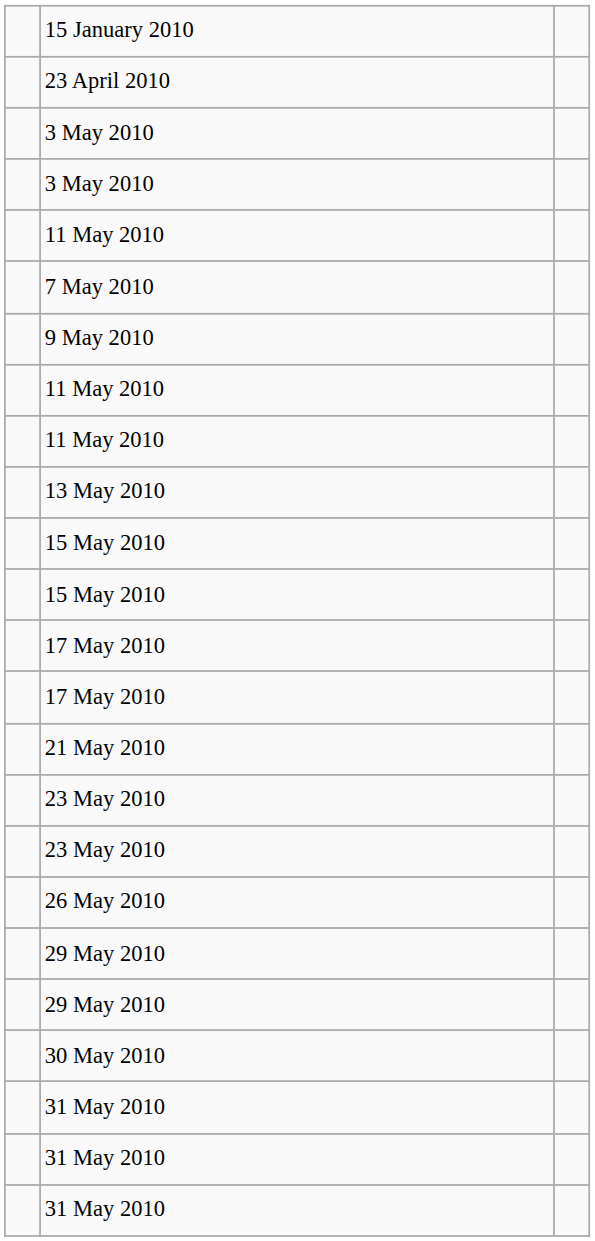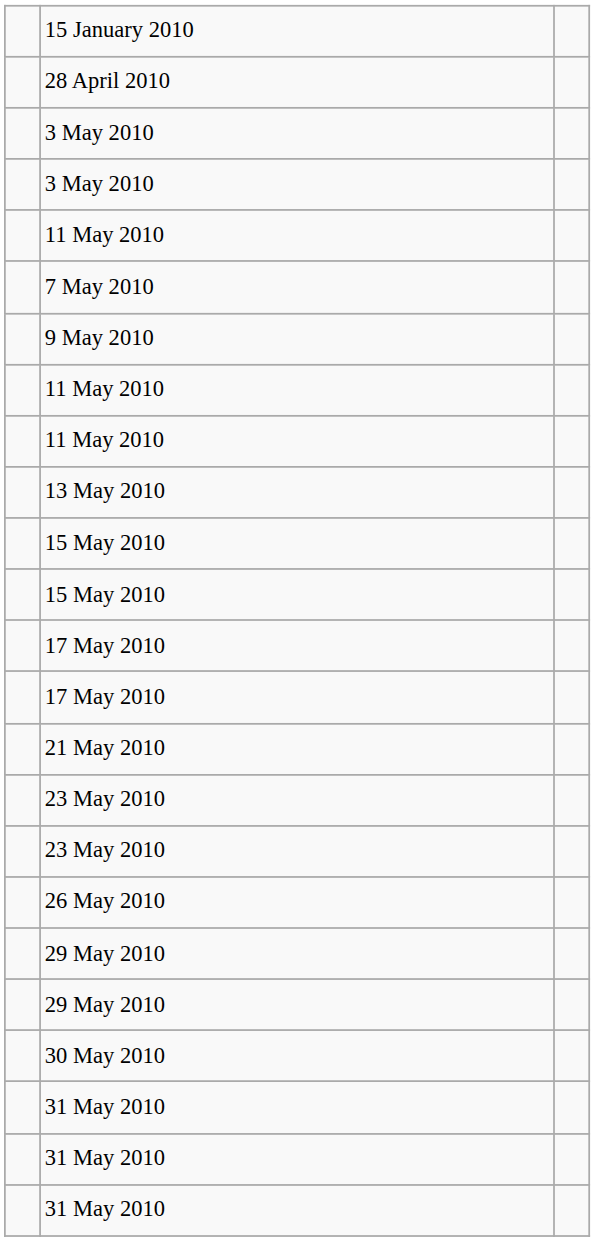- row: (22, 82)
+ row: (22, 82)
